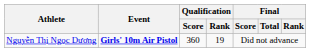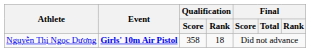(193, 41) 360 -> (193, 41) 358
(220, 41) 19 -> (220, 41) 18
